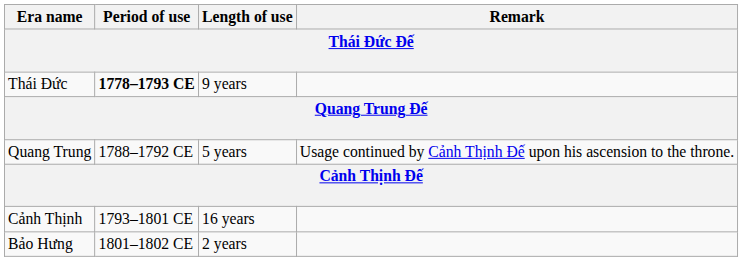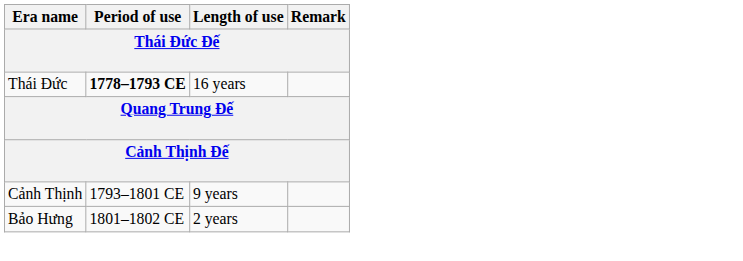(224, 84) 9 years -> (219, 84) 16 years
- row: (50, 151)
(228, 219) 16 years -> (215, 194) 9 years
